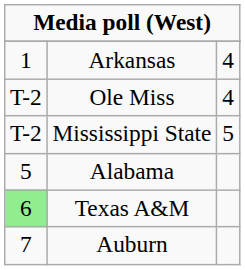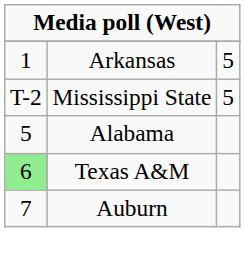(228, 60) 4 -> (228, 60) 5
- row: (132, 97)
